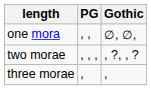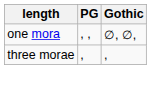- row: (36, 54)
